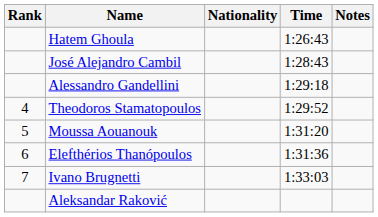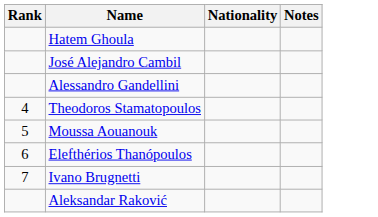- column: (306, 16)
